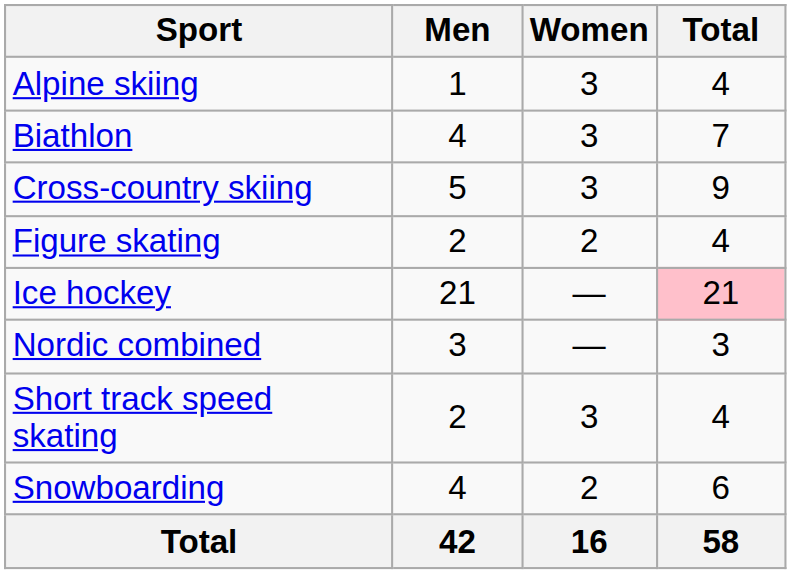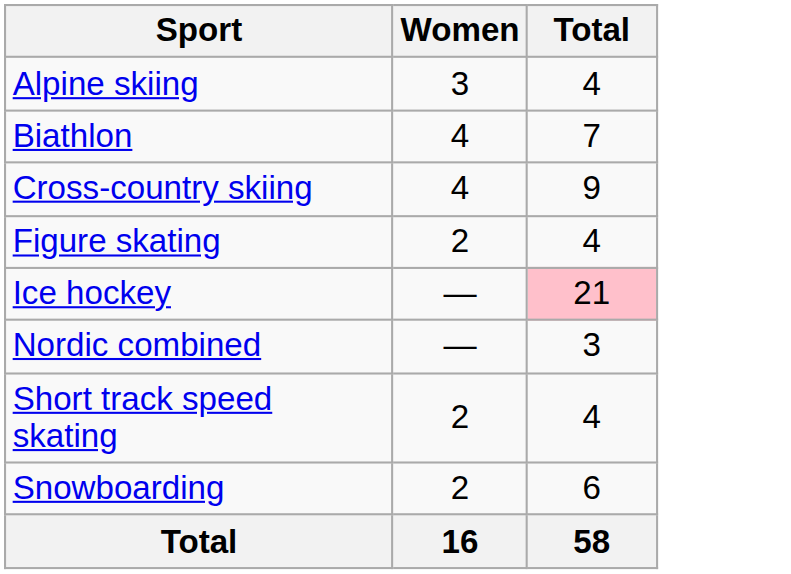- column: (457, 30)
(589, 135) 3 -> (460, 135) 4
(589, 188) 3 -> (460, 188) 4
(589, 417) 3 -> (460, 417) 2
